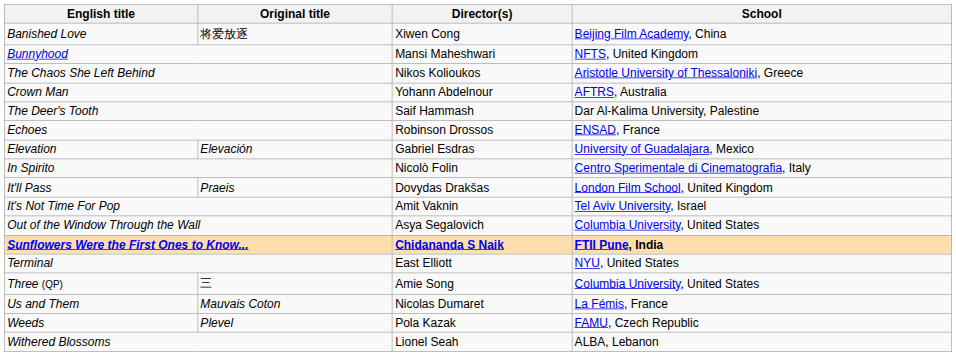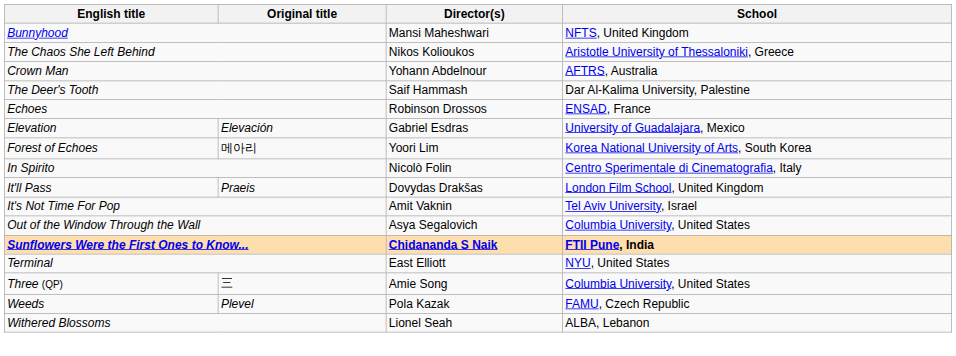- row: (47, 34)
+ row: (52, 148)
- row: (43, 303)
